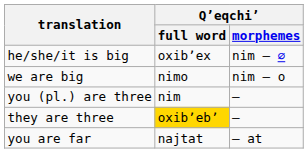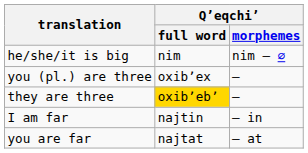(184, 56) oxibʼex -> (169, 56) nim
- row: (45, 76)
(169, 97) nim -> (184, 76) oxibʼex
+ row: (38, 118)
